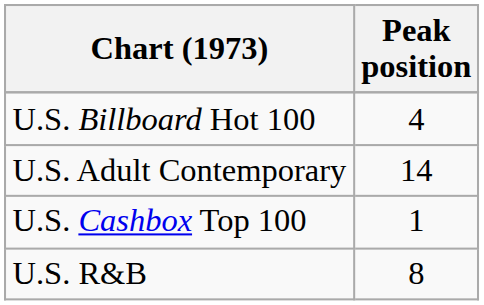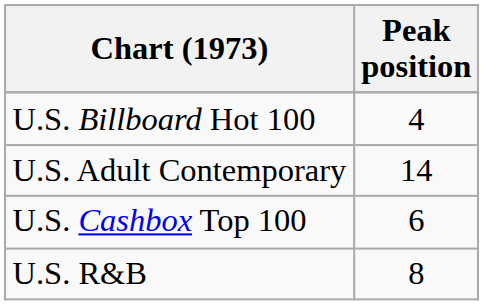(416, 221) 1 -> (416, 221) 6
